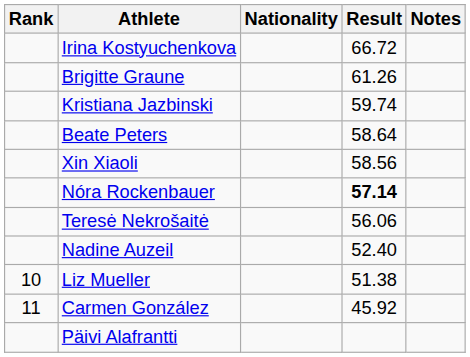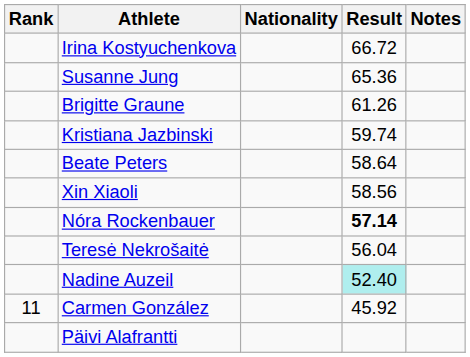+ row: (120, 76)
(374, 221) 56.06 -> (374, 250) 56.04
(374, 250) no background -> (374, 279) paleturquoise background
- row: (106, 279)
